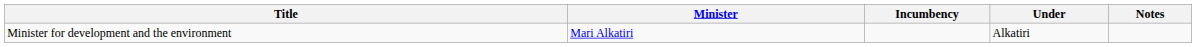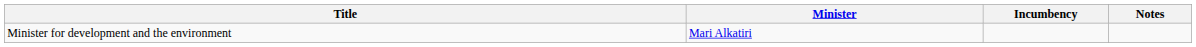- column: (1049, 14)
